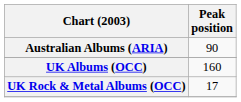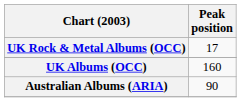rows swapped: (96, 47) <-> (96, 86)
